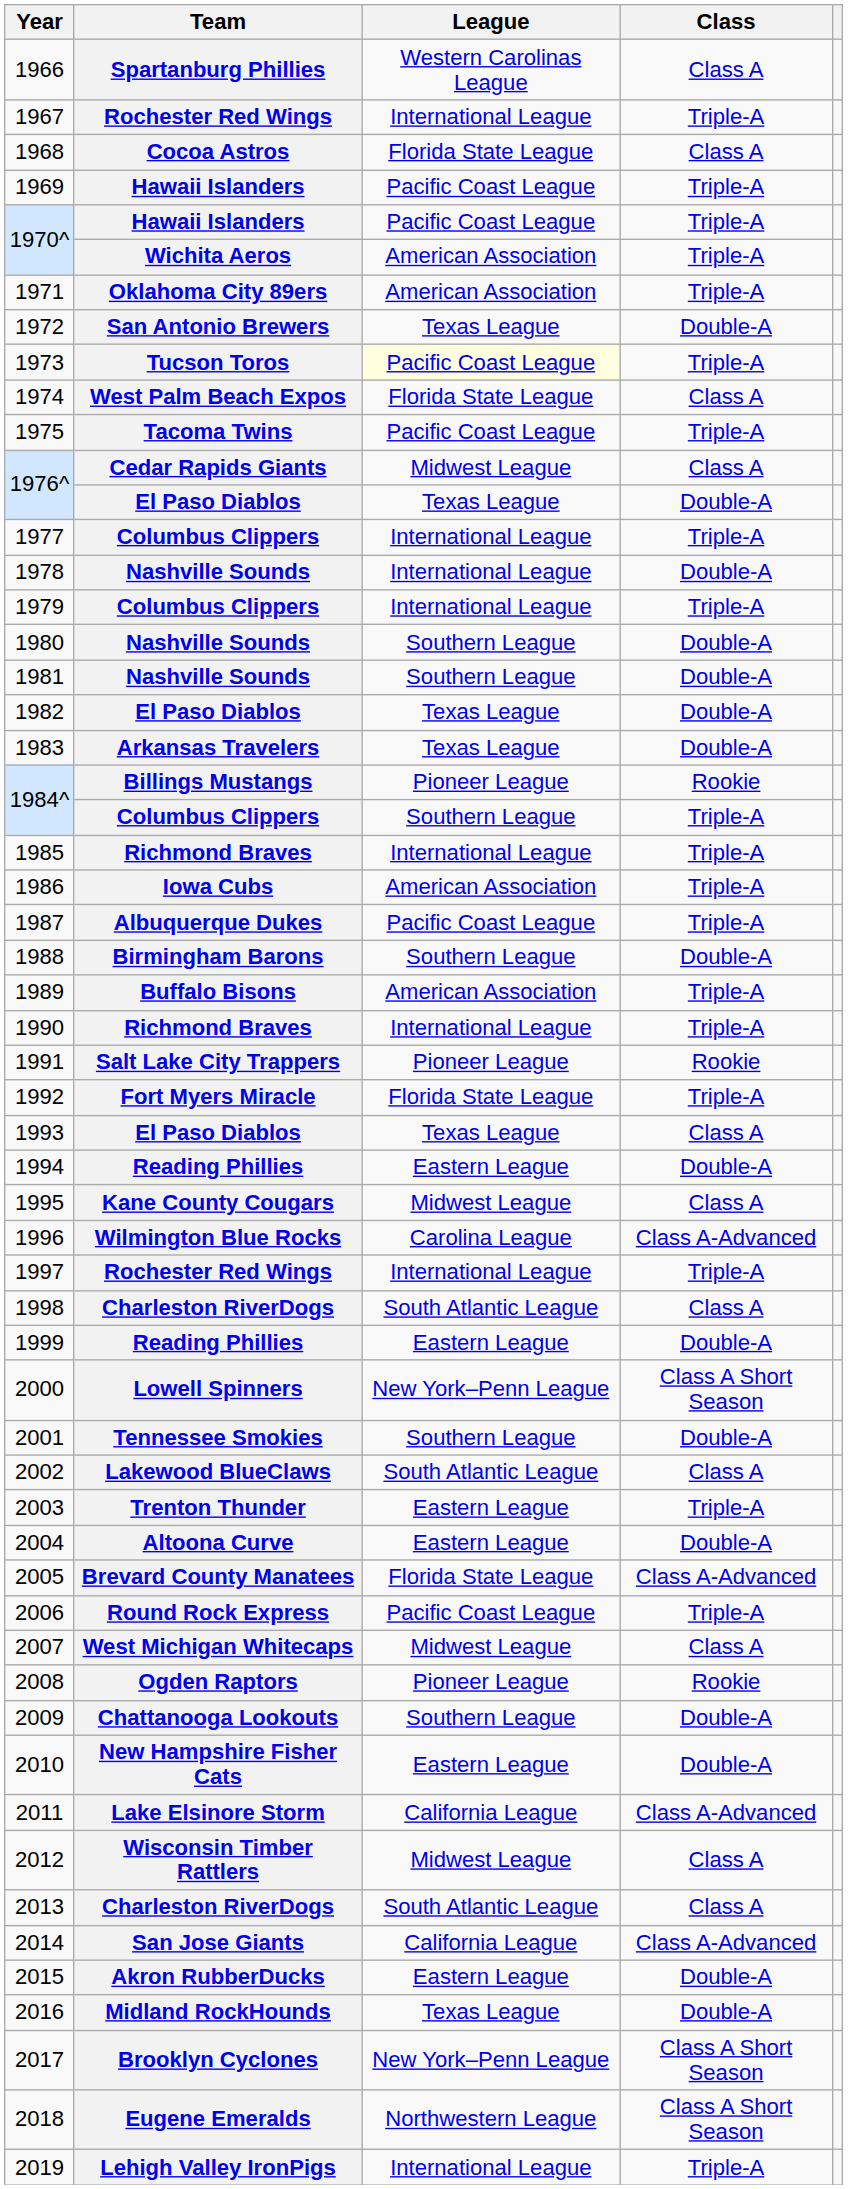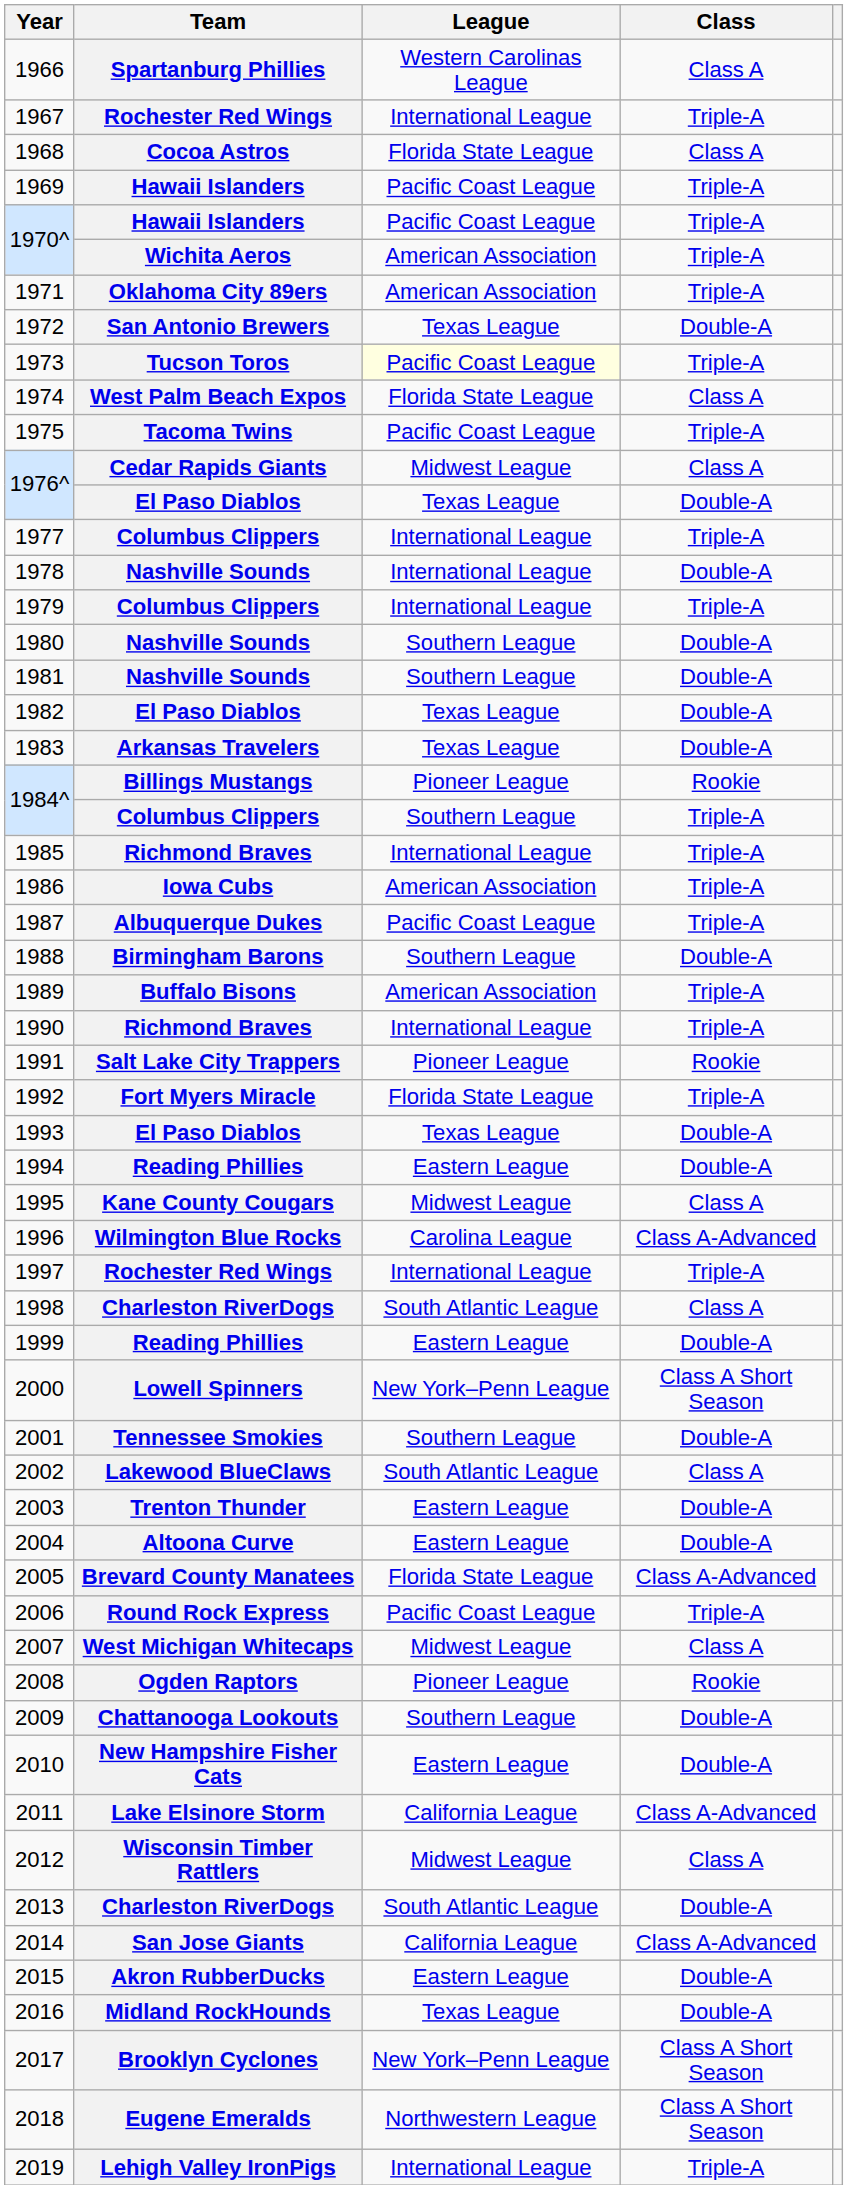(726, 1132) Class A -> (726, 1132) Double-A
(726, 1507) Triple-A -> (726, 1507) Double-A
(726, 1907) Class A -> (726, 1907) Double-A
